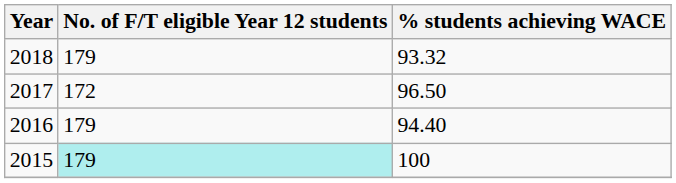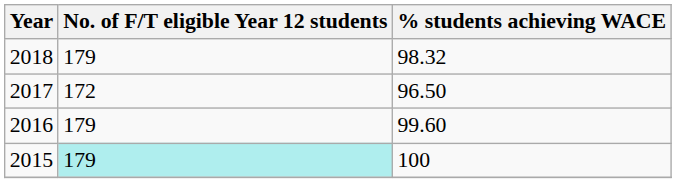(422, 56) 93.32 -> (422, 56) 98.32
(422, 125) 94.40 -> (422, 125) 99.60
